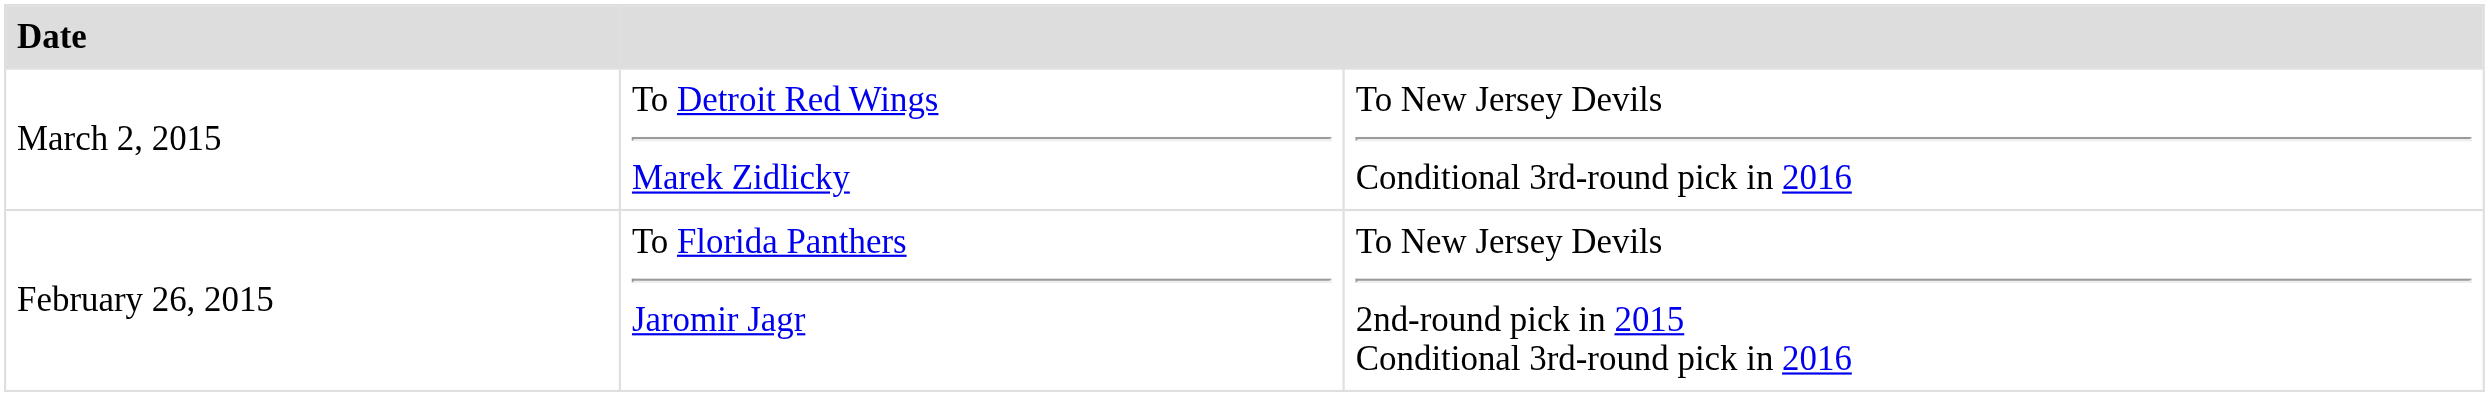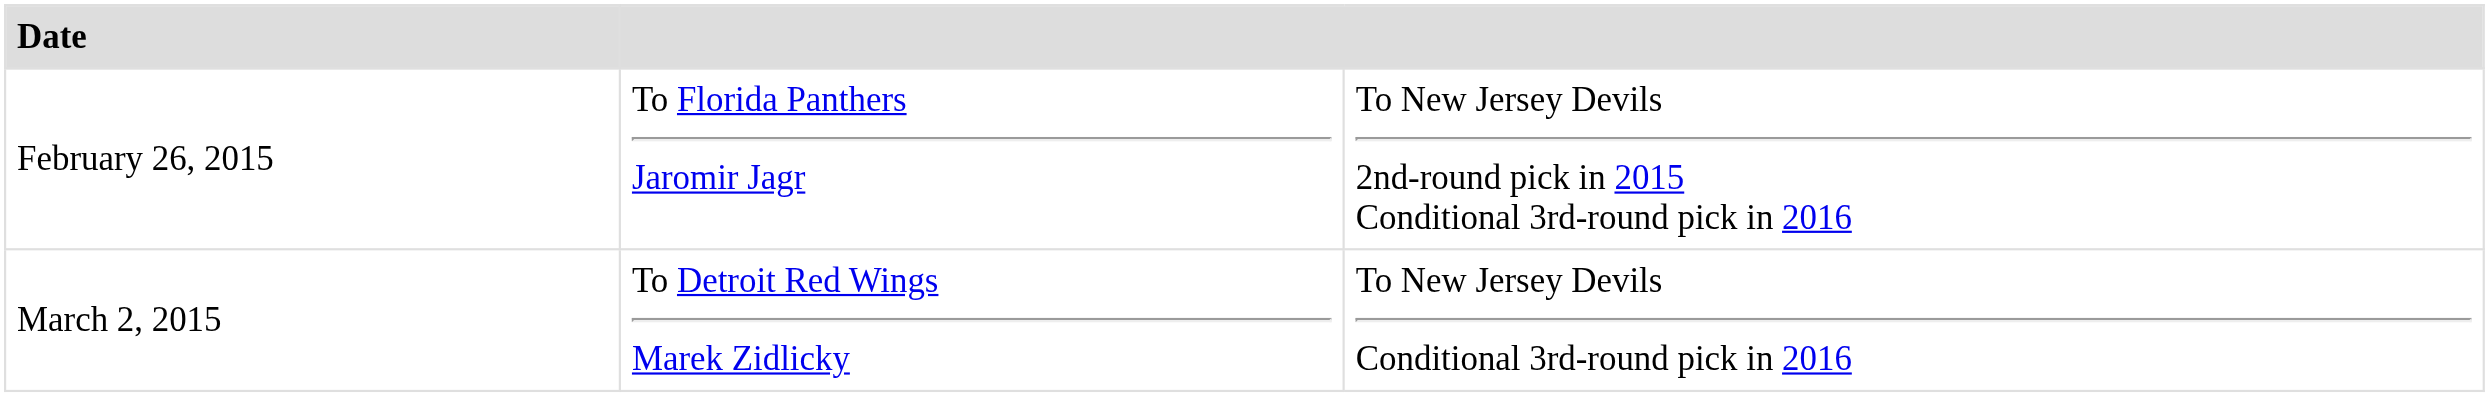rows swapped: (145, 299) <-> (119, 138)
